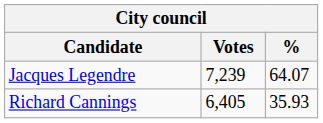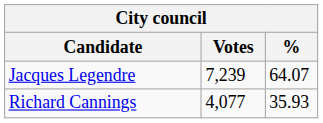(226, 103) 6,405 -> (226, 103) 4,077
